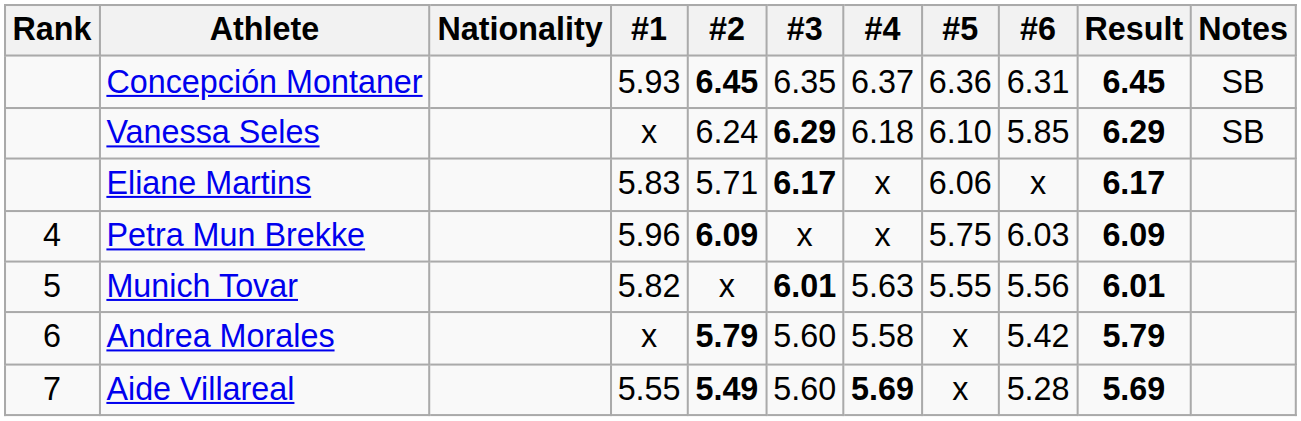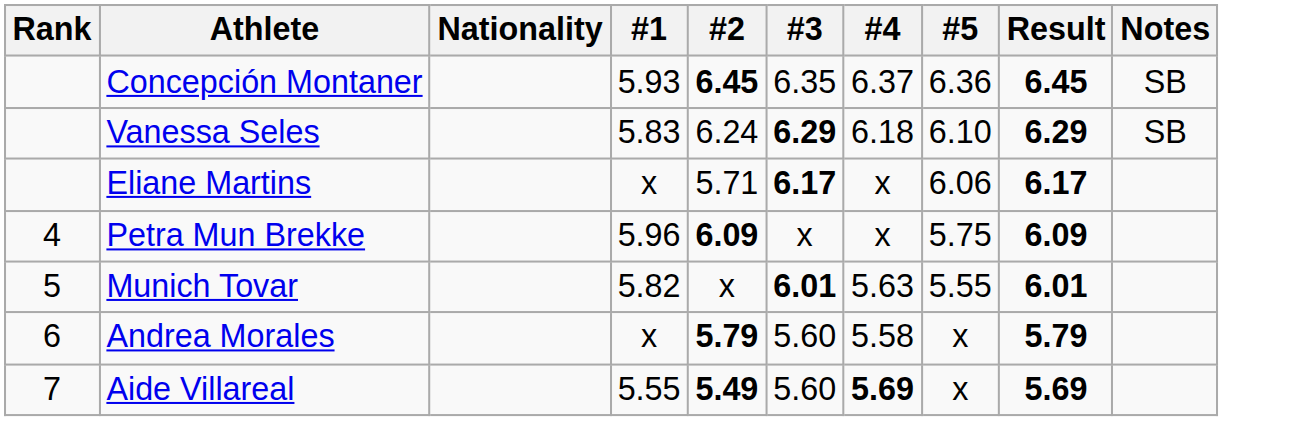- column: (1038, 30)
(649, 132) x -> (649, 132) 5.83
(649, 183) 5.83 -> (649, 183) x
